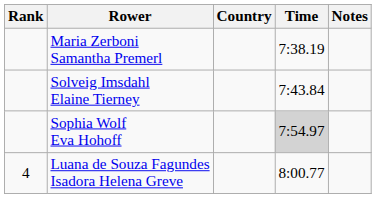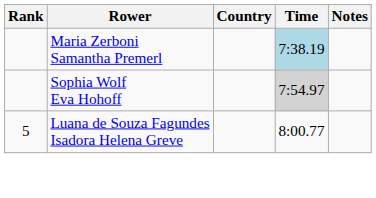(302, 49) no background -> (302, 49) lightblue background
- row: (100, 90)
(26, 172) 4 -> (26, 131) 5
